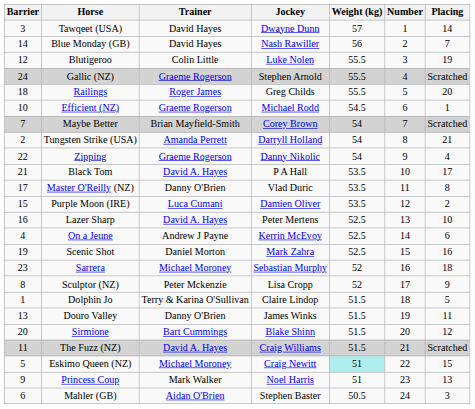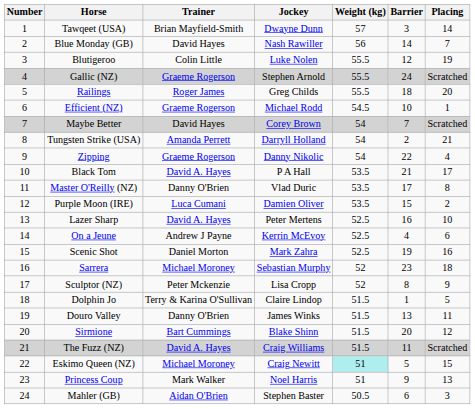columns swapped: (405, 12) <-> (23, 12)
(195, 28) David Hayes -> (199, 28) Brian Mayfield-Smith
(195, 124) Brian Mayfield-Smith -> (199, 124) David Hayes
